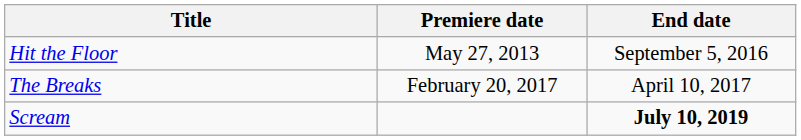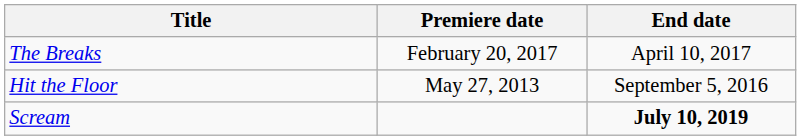rows swapped: (63, 53) <-> (55, 85)
